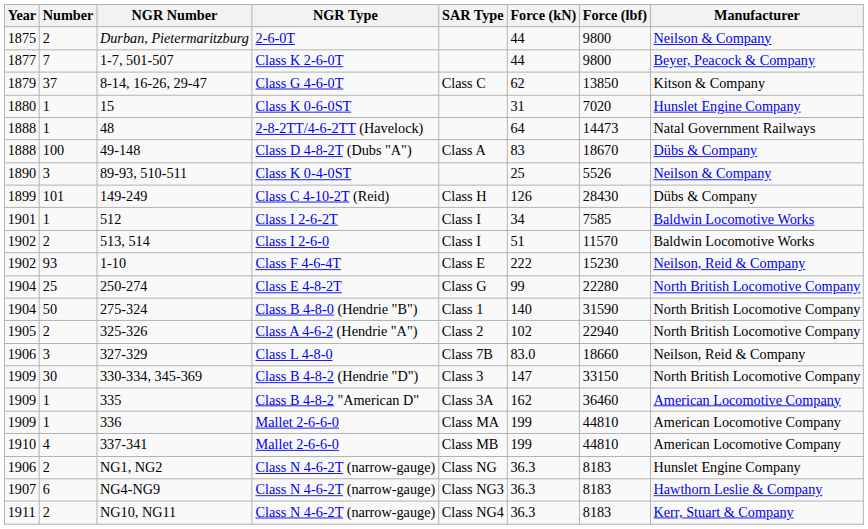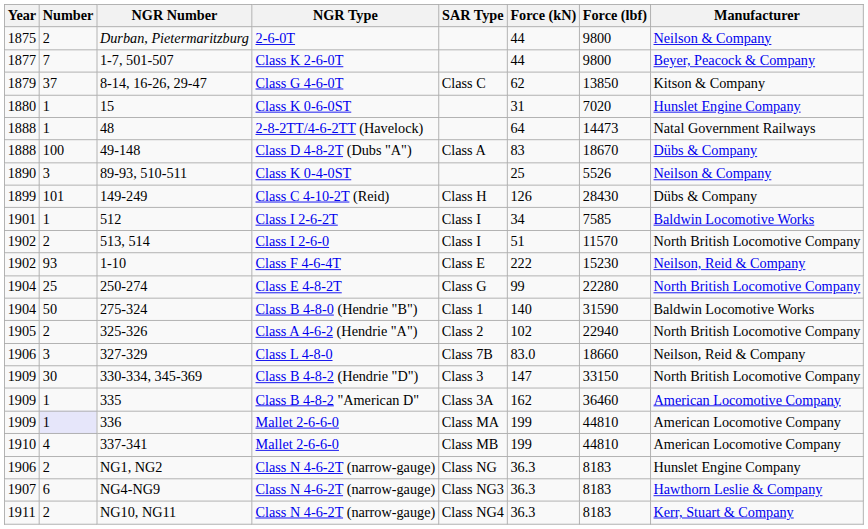(734, 241) Baldwin Locomotive Works -> (757, 241) North British Locomotive Company
(757, 309) North British Locomotive Company -> (734, 309) Baldwin Locomotive Works
(46, 422) no background -> (46, 422) lavender background
